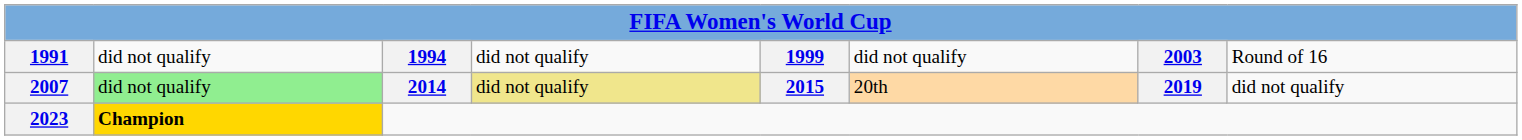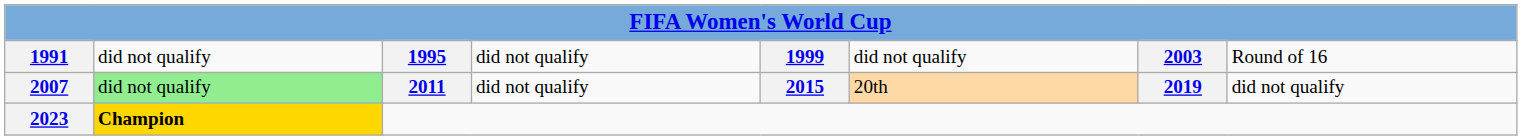(427, 56) 1994 -> (427, 56) 1995
(427, 87) 2014 -> (427, 87) 2011
(532, 87) khaki background -> (532, 87) no background
